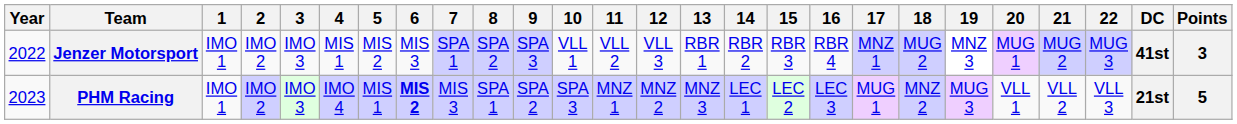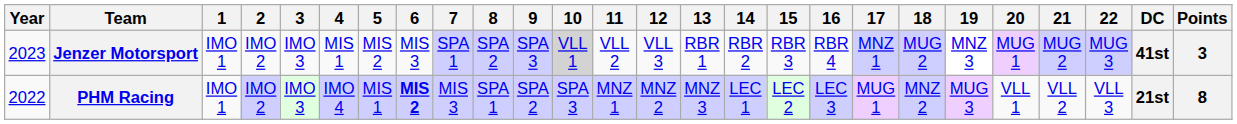(27, 53) 2022 -> (27, 53) 2023
(573, 53) no background -> (573, 53) lightgrey background
(27, 97) 2023 -> (27, 97) 2022
(1202, 97) 5 -> (1202, 97) 8
